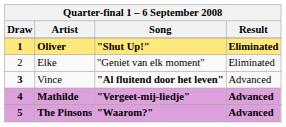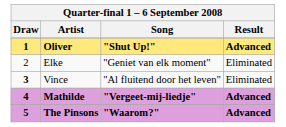(253, 46) Eliminated -> (248, 46) Advanced
(160, 79) bold -> (162, 79) normal
(250, 79) Advanced -> (249, 79) Eliminated
